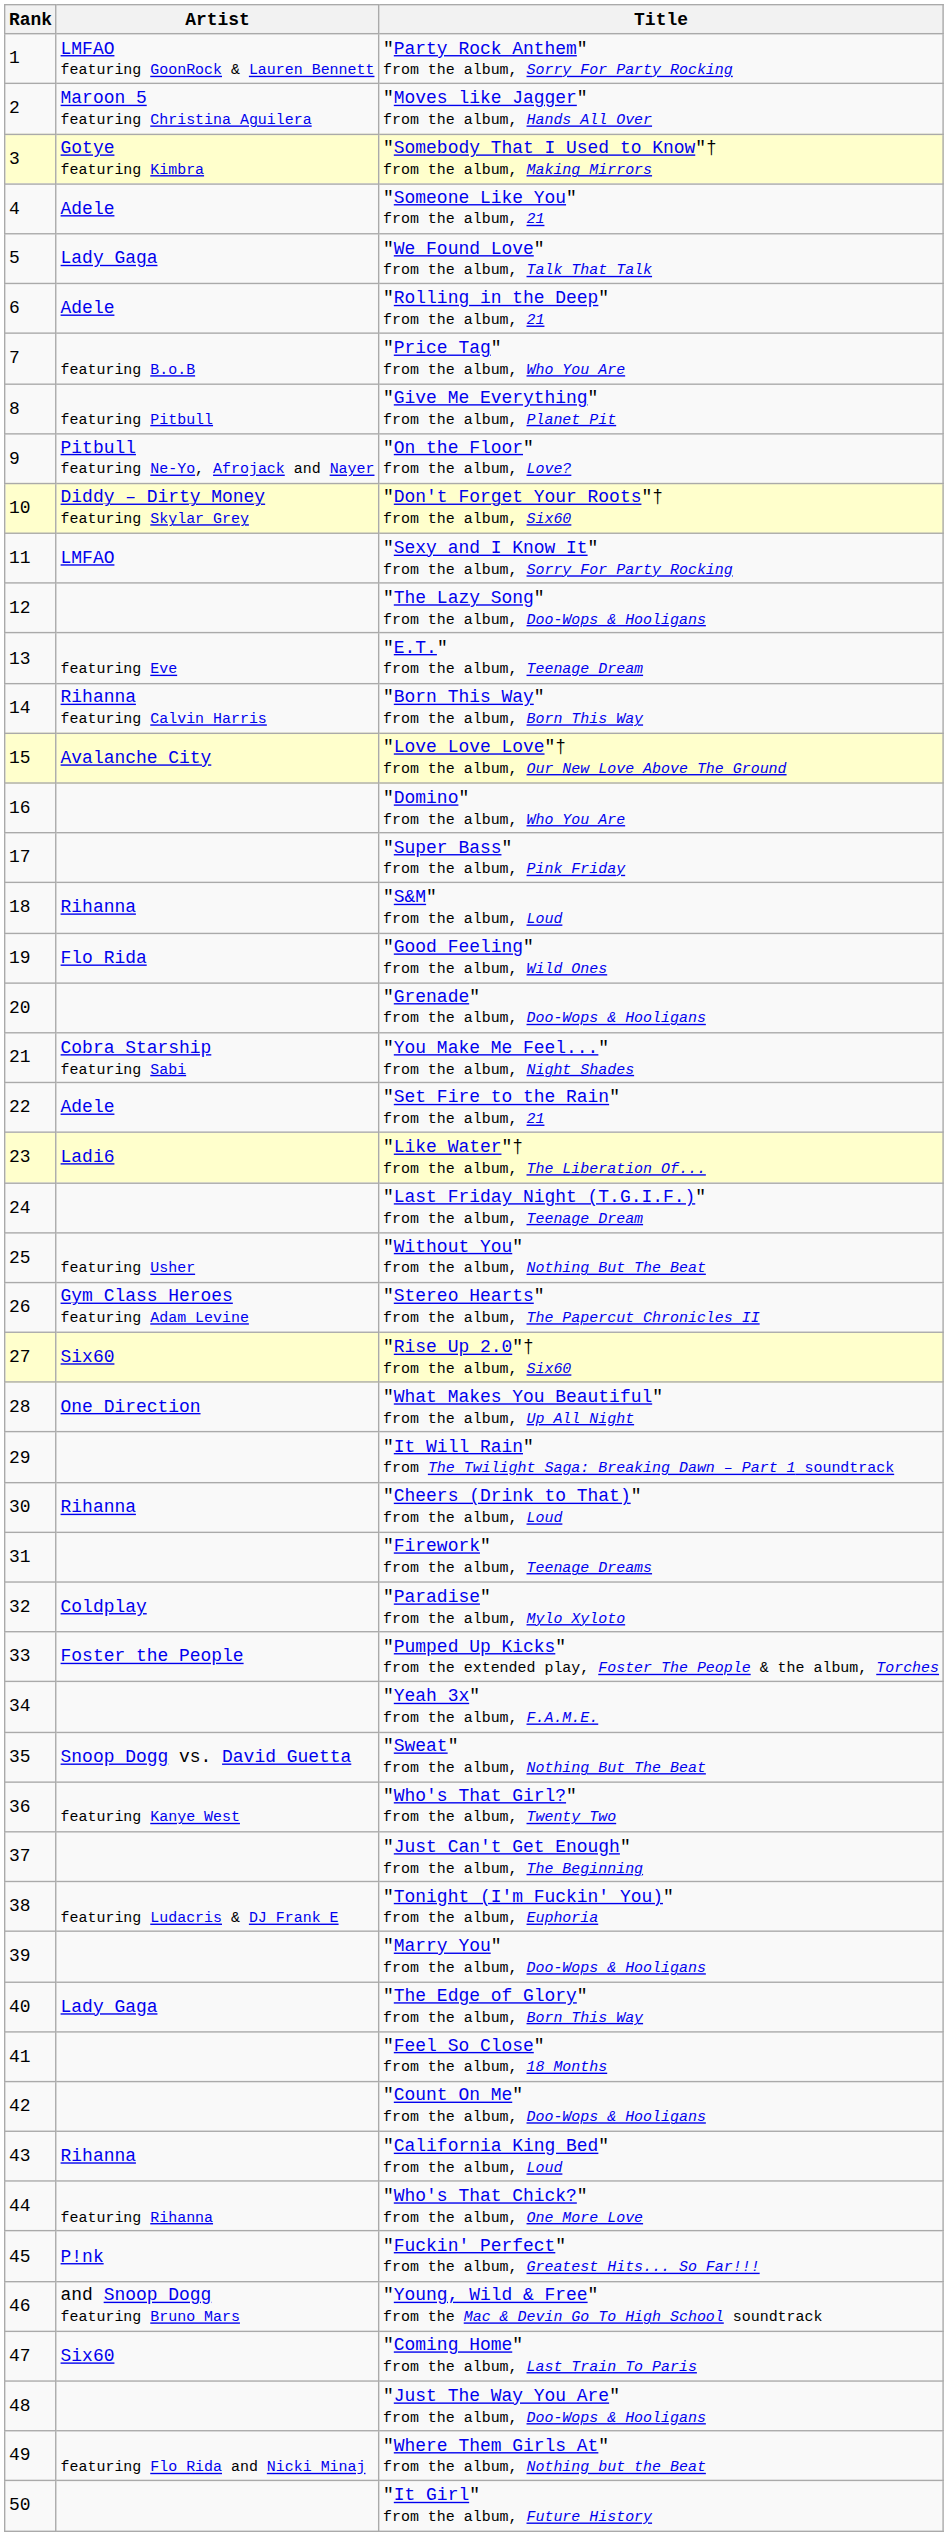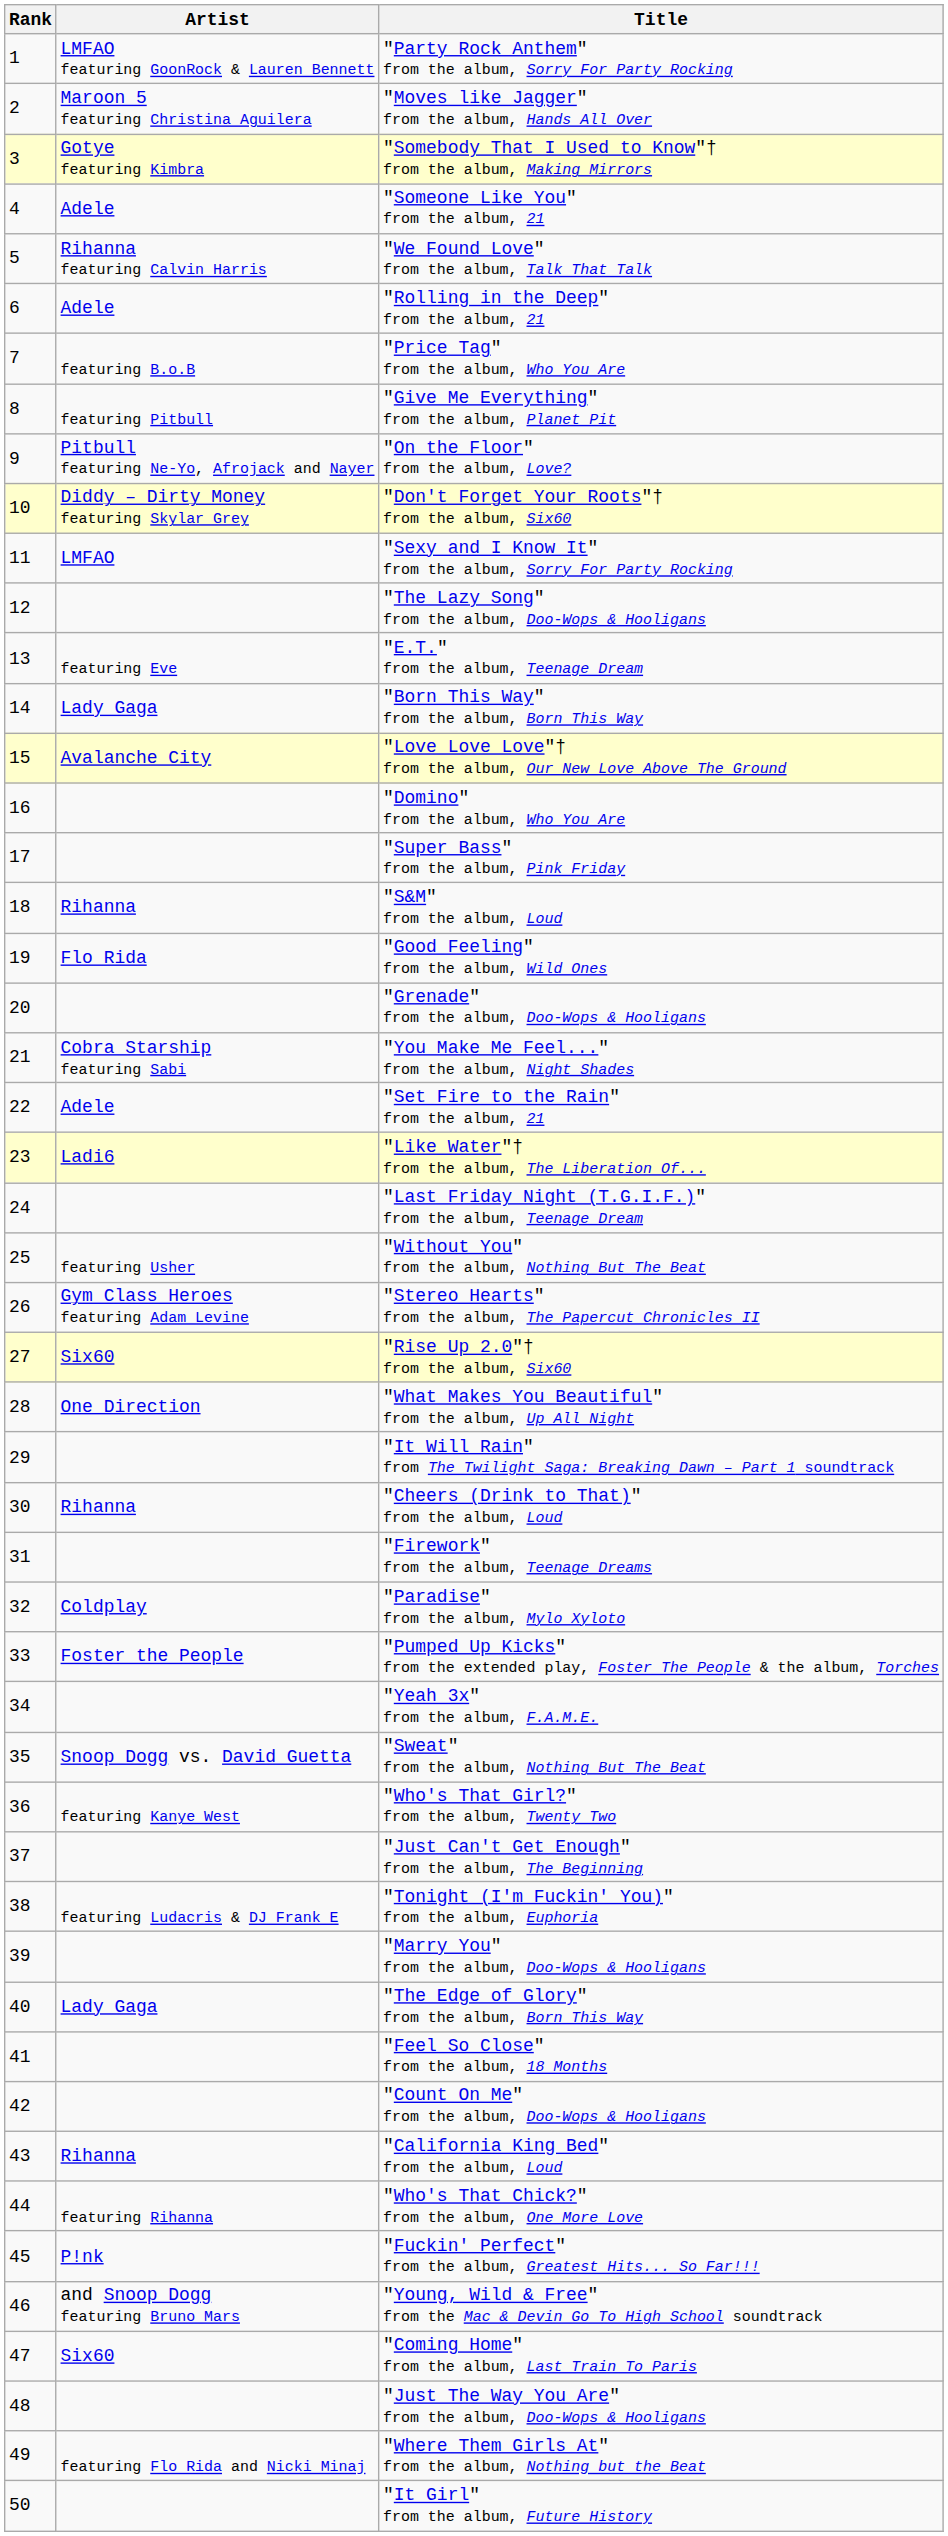(109, 259) Lady Gaga -> (164, 258) Rihanna featuring Calvin Harris
(164, 707) Rihanna featuring Calvin Harris -> (109, 708) Lady Gaga
